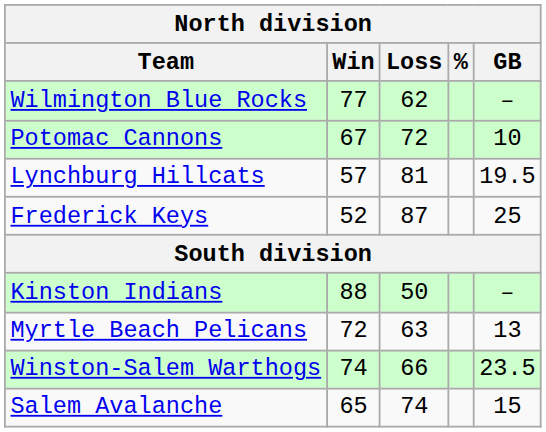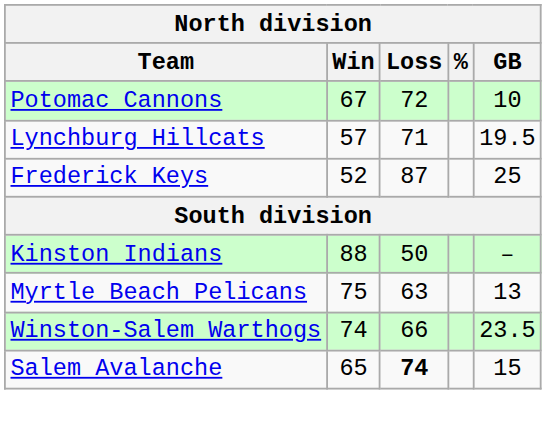- row: (159, 101)
(414, 177) 81 -> (414, 139) 71
(354, 331) 72 -> (354, 293) 75
(414, 408) normal -> (414, 369) bold
